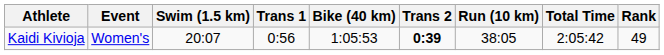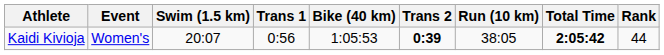(580, 38) normal -> (580, 38) bold
(639, 38) 49 -> (639, 38) 44
